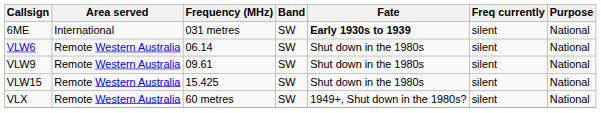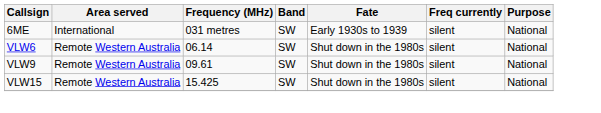(360, 30) bold -> (359, 30) normal
- row: (17, 99)
